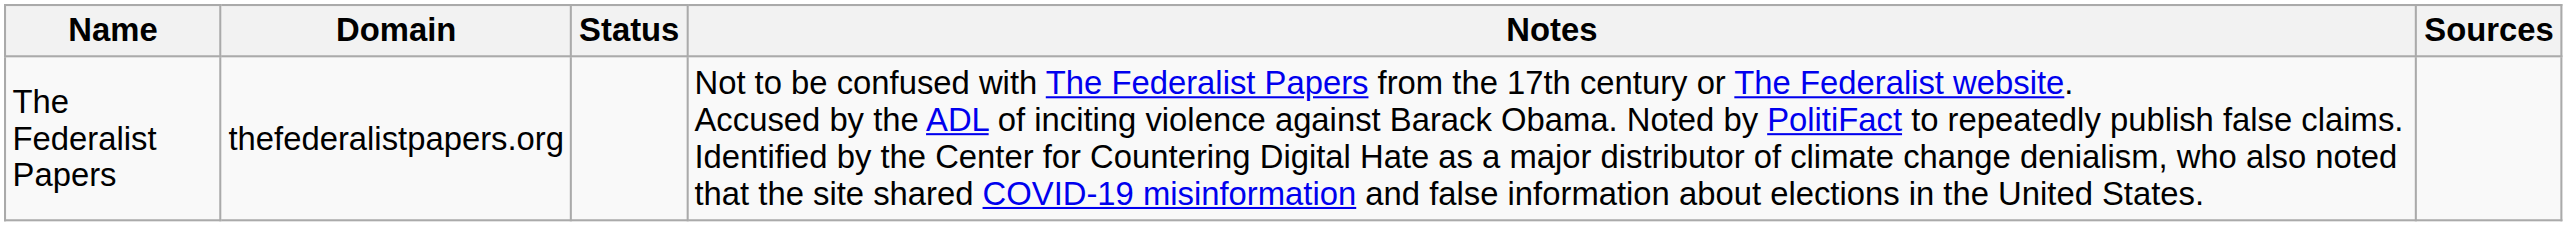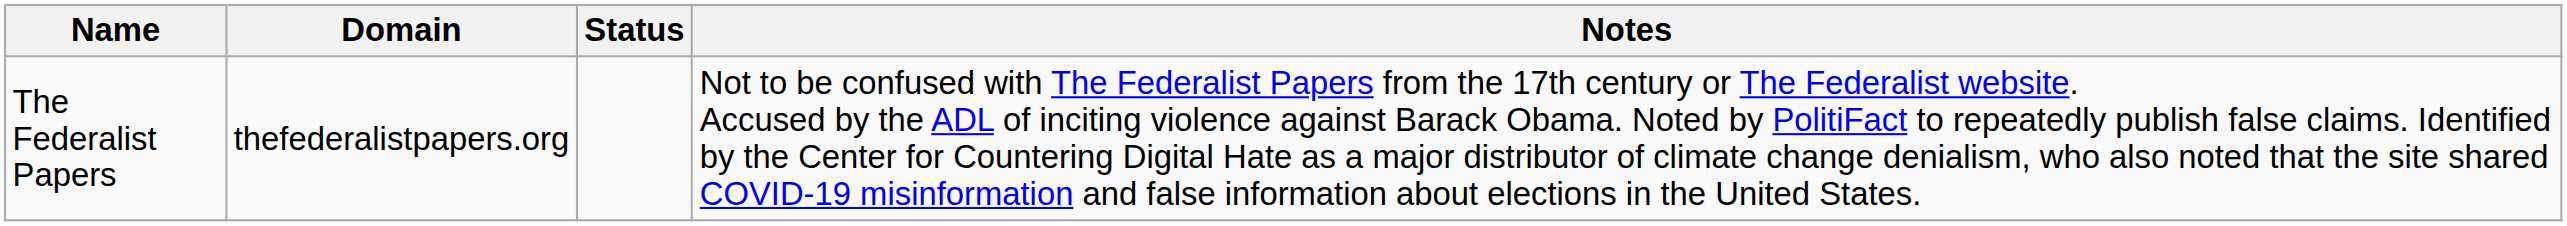- column: (2489, 30)
